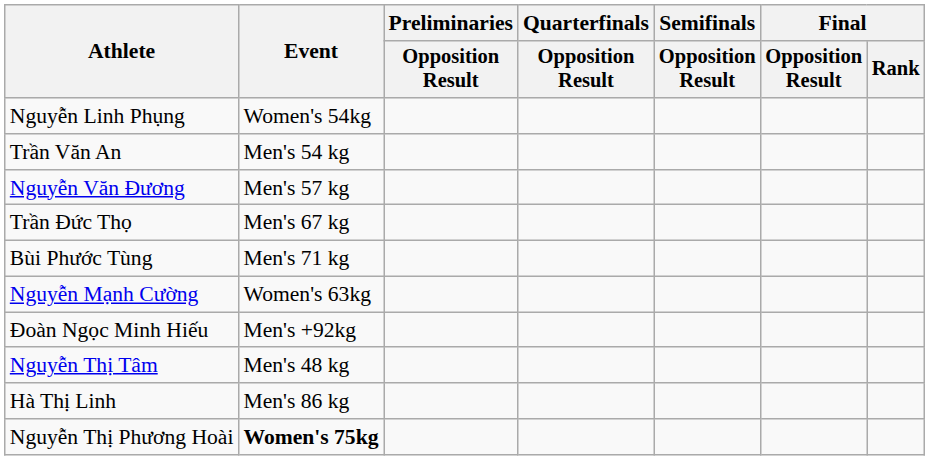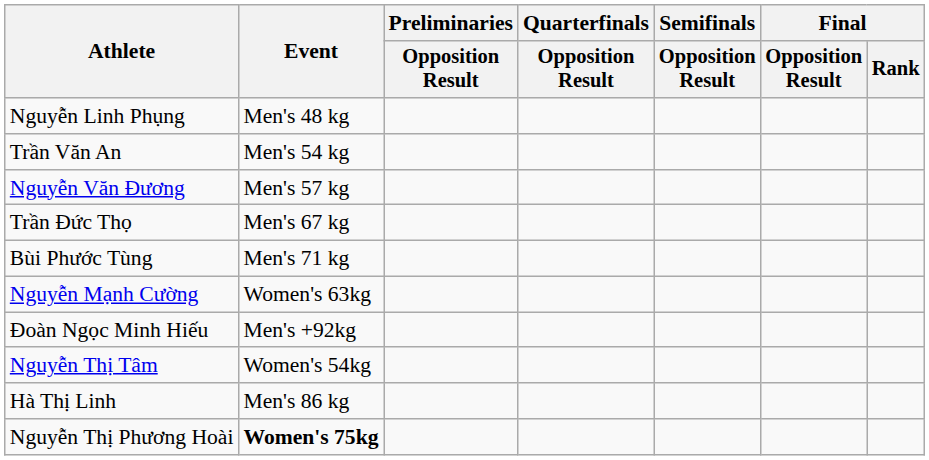(307, 116) Women's 54kg -> (296, 116) Men's 48 kg
(296, 365) Men's 48 kg -> (307, 365) Women's 54kg
